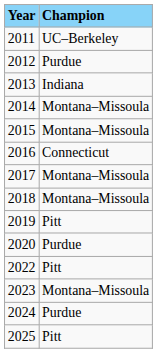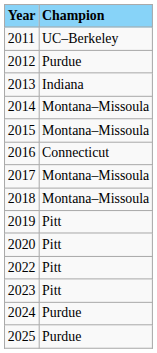(62, 244) Purdue -> (52, 244) Pitt
(96, 290) Montana–Missoula -> (52, 290) Pitt
(52, 335) Pitt -> (62, 335) Purdue
